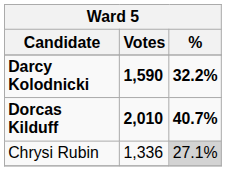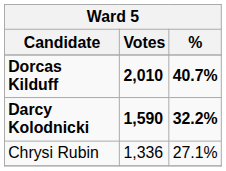rows swapped: (35, 119) <-> (49, 76)
(195, 153) lightgrey background -> (195, 153) no background
